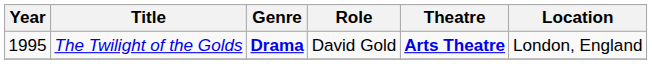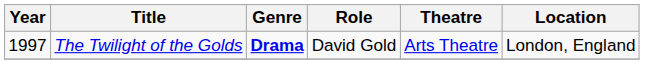(28, 45) 1995 -> (28, 45) 1997
(455, 45) bold -> (451, 45) normal
